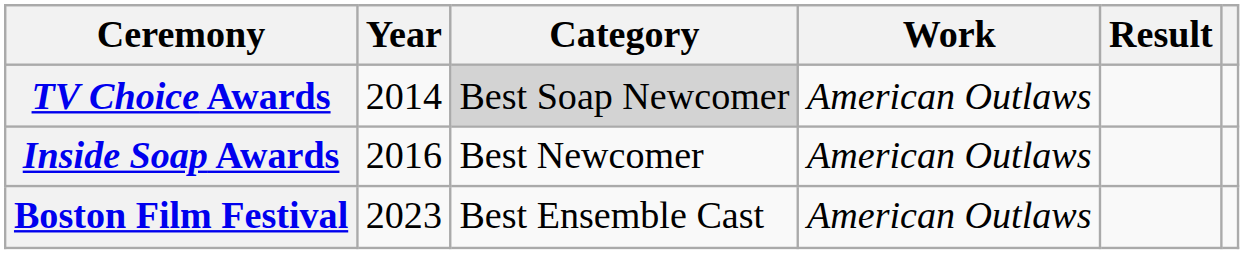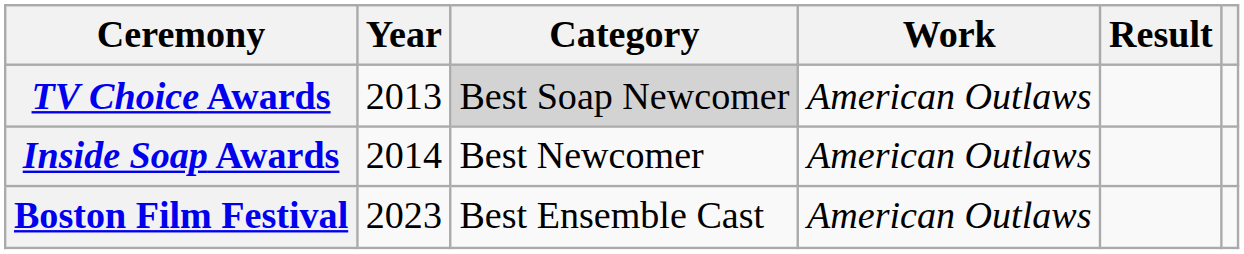(404, 95) 2014 -> (404, 95) 2013
(404, 155) 2016 -> (404, 155) 2014
